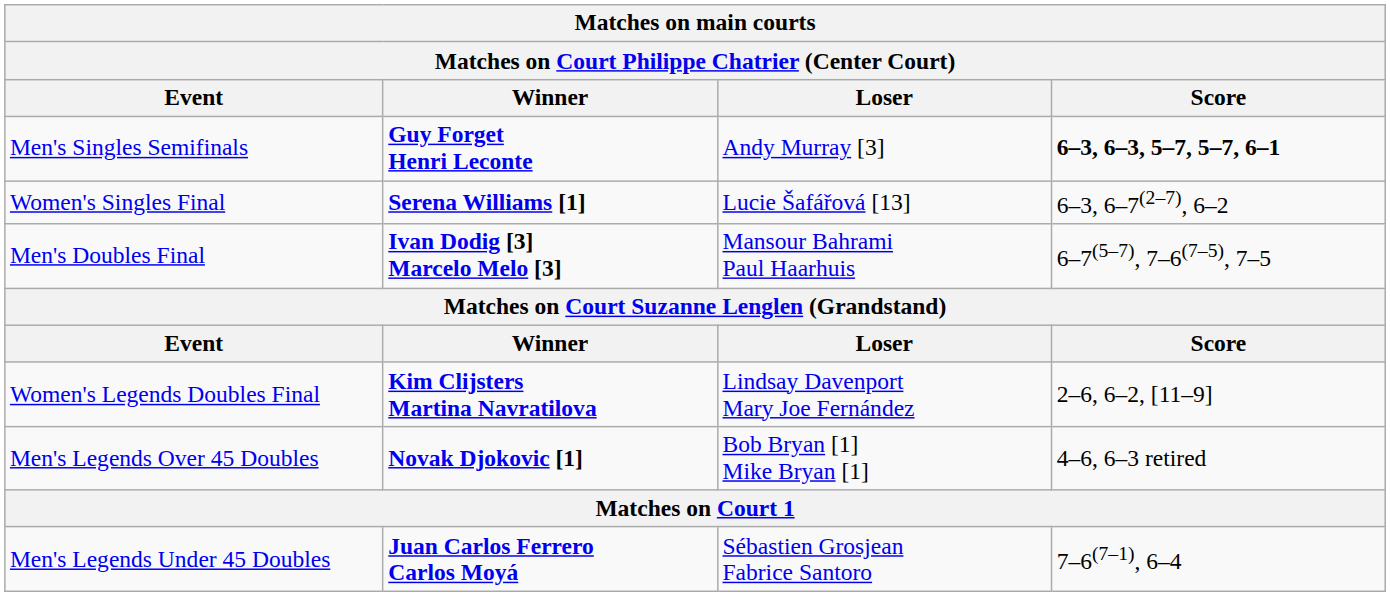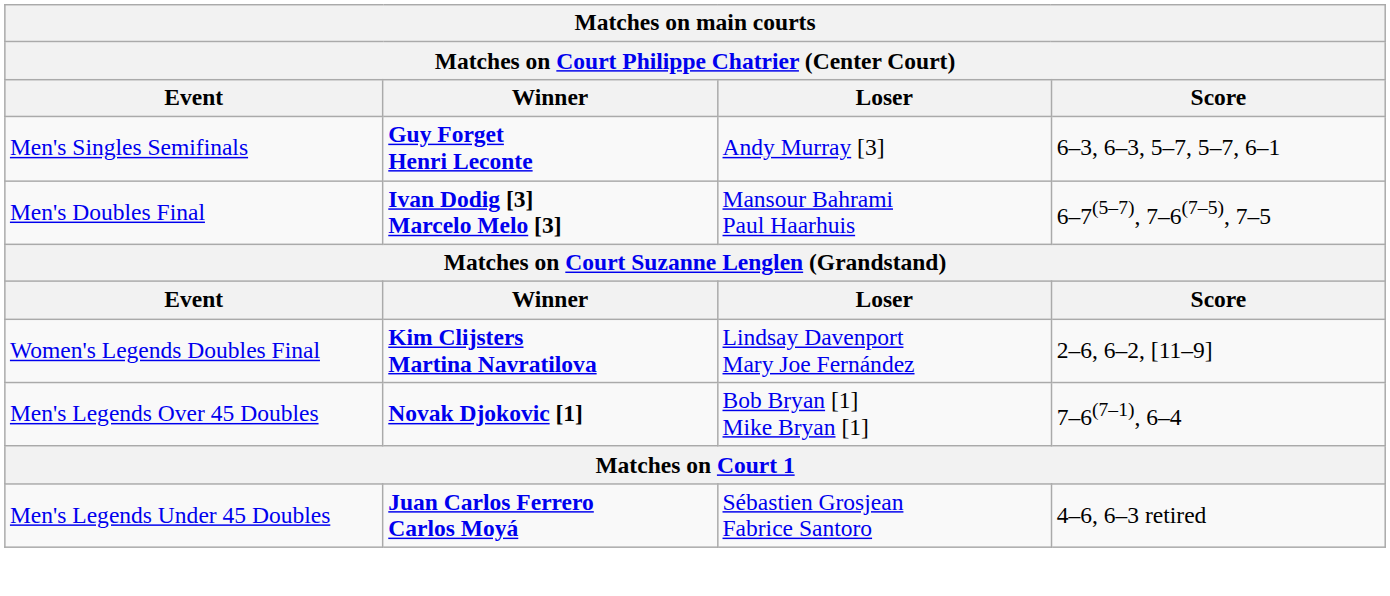(1168, 148) bold -> (1168, 148) normal
- row: (118, 201)
(1132, 457) 4–6, 6–3 retired -> (1119, 414) 7–6(7–1), 6–4
(1119, 558) 7–6(7–1), 6–4 -> (1132, 515) 4–6, 6–3 retired
